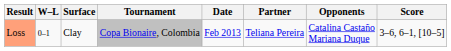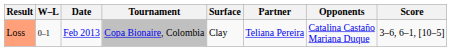columns swapped: (223, 12) <-> (79, 12)
